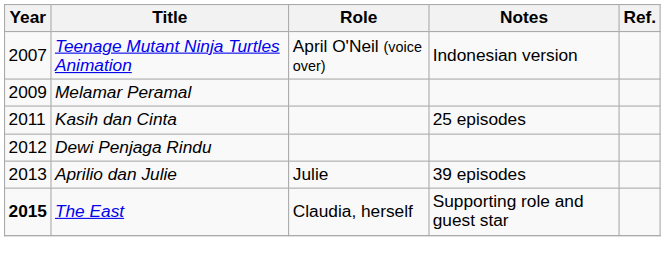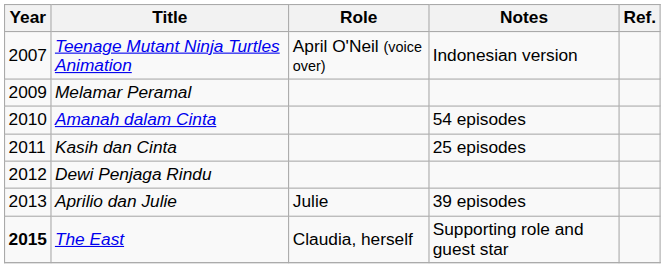+ row: (136, 119)
